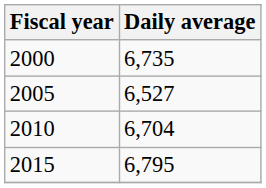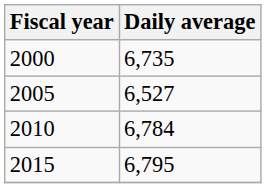(149, 128) 6,704 -> (149, 128) 6,784
